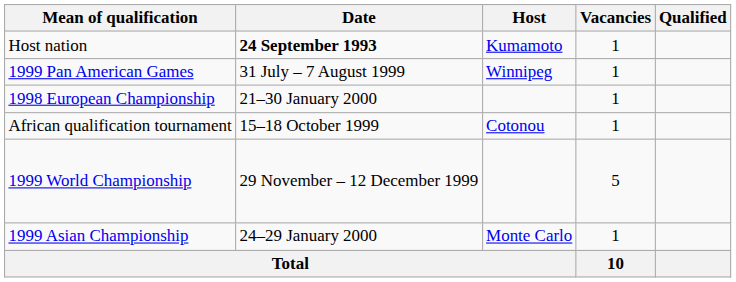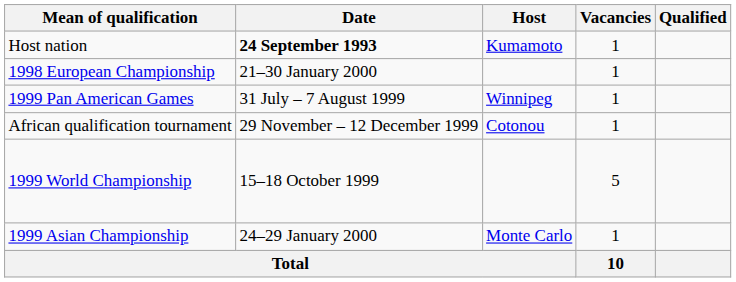rows swapped: (112, 98) <-> (101, 71)
(309, 125) 15–18 October 1999 -> (359, 125) 29 November – 12 December 1999
(359, 181) 29 November – 12 December 1999 -> (309, 181) 15–18 October 1999
